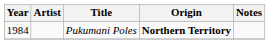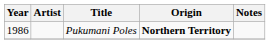(18, 30) 1984 -> (18, 30) 1986
